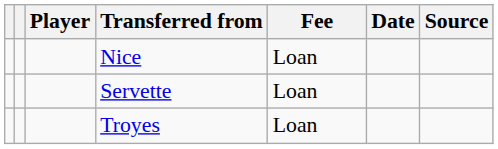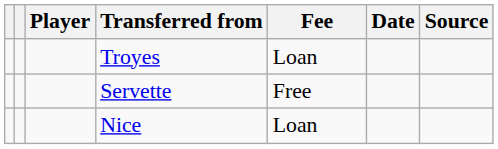rows swapped: (130, 125) <-> (121, 56)
(295, 90) Loan -> (292, 90) Free
